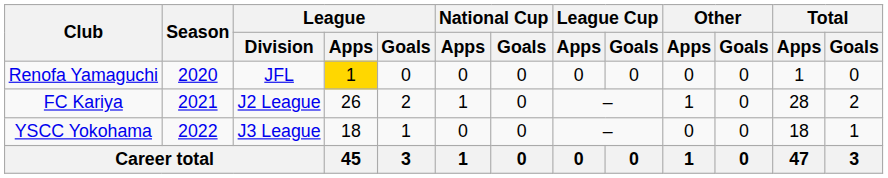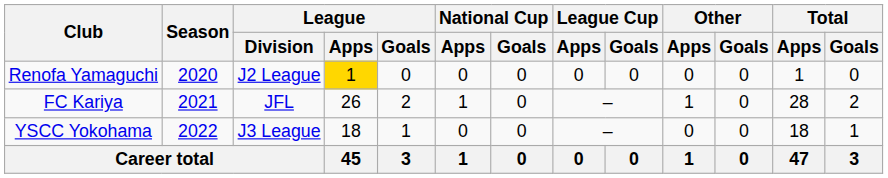(279, 74) JFL -> (279, 74) J2 League
(279, 103) J2 League -> (279, 103) JFL
